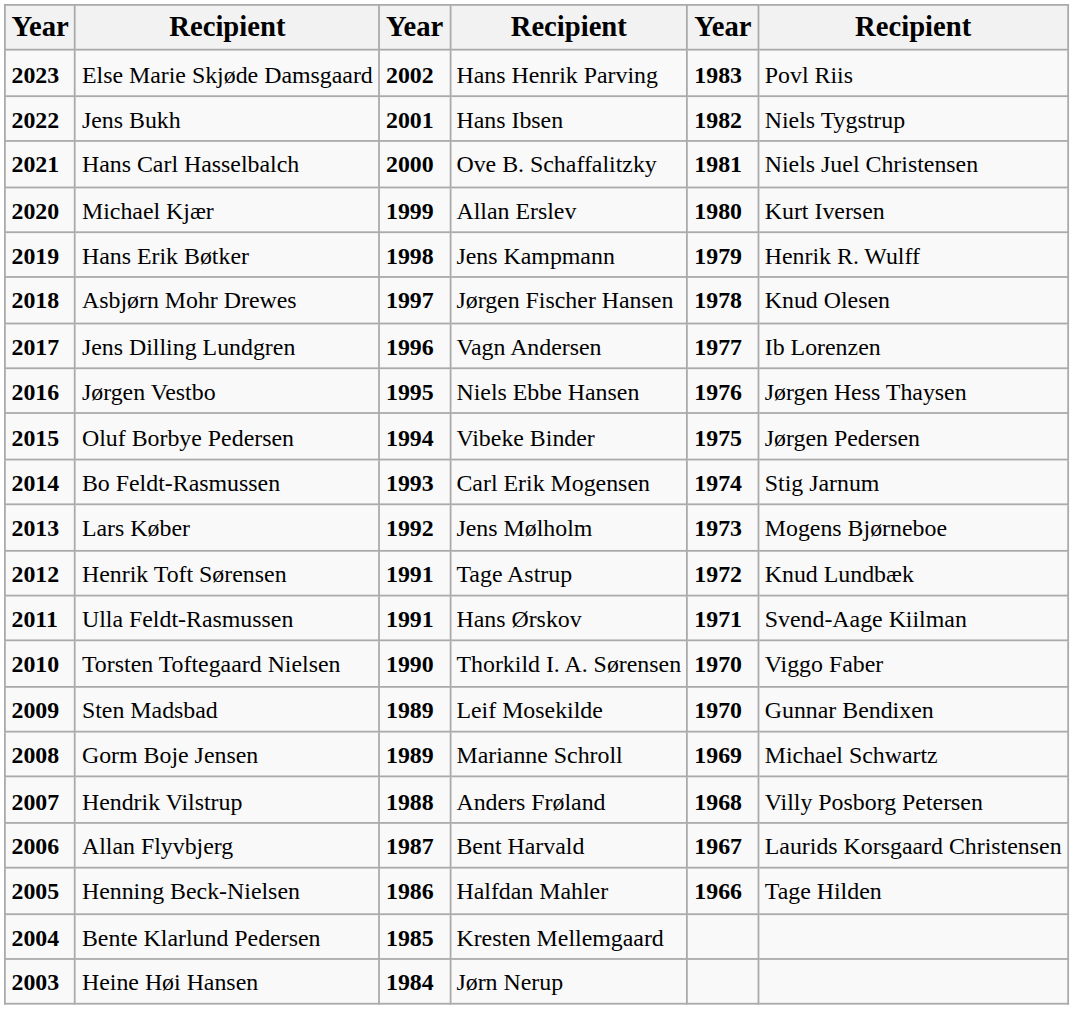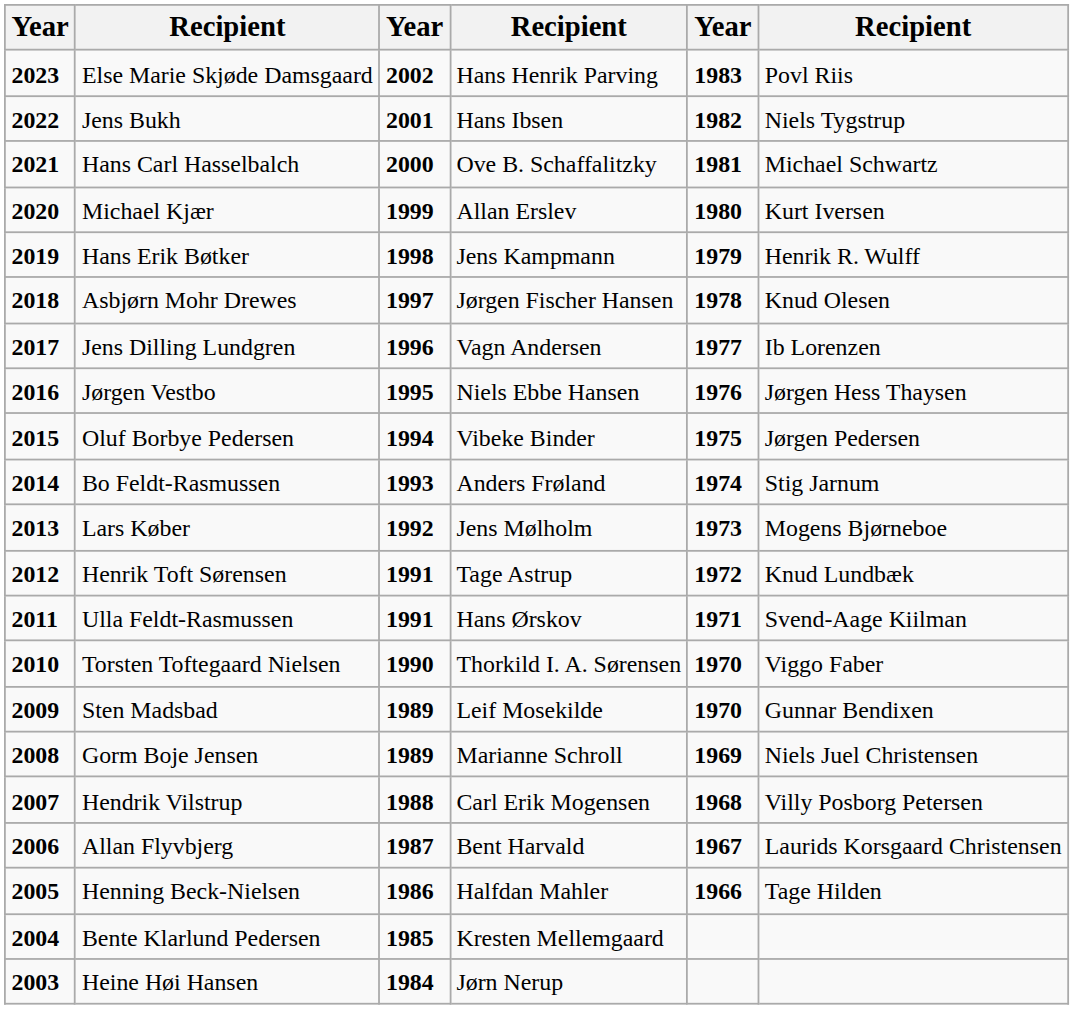(871, 165) Niels Juel Christensen -> (851, 165) Michael Schwartz
(553, 483) Carl Erik Mogensen -> (531, 483) Anders Frøland
(851, 755) Michael Schwartz -> (871, 755) Niels Juel Christensen
(531, 801) Anders Frøland -> (553, 801) Carl Erik Mogensen
